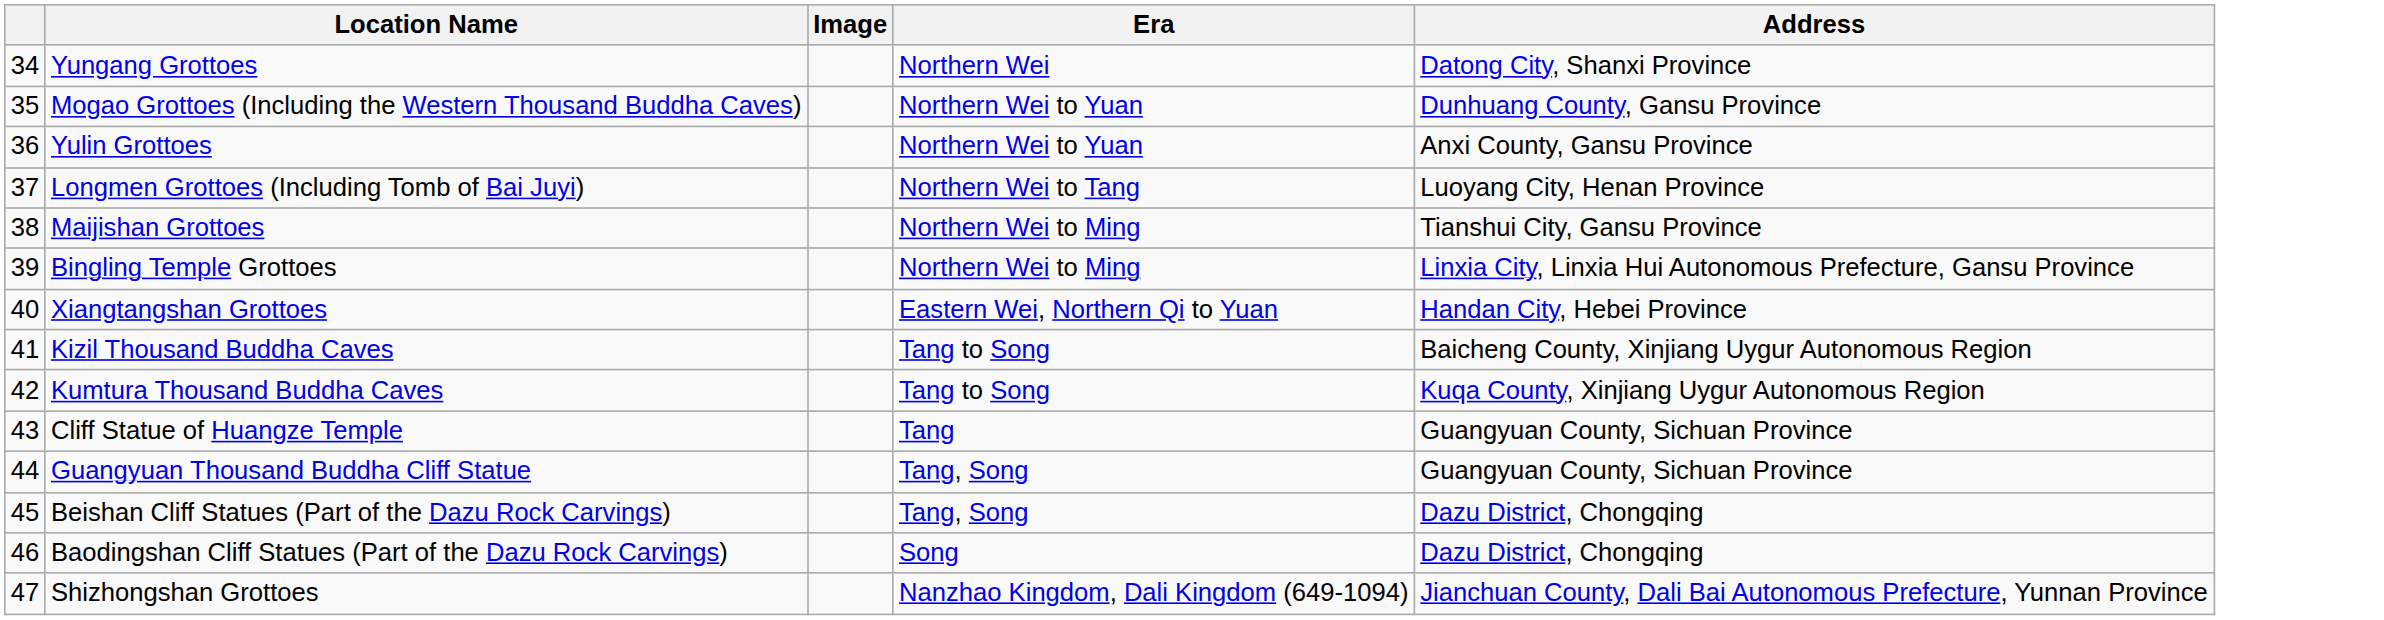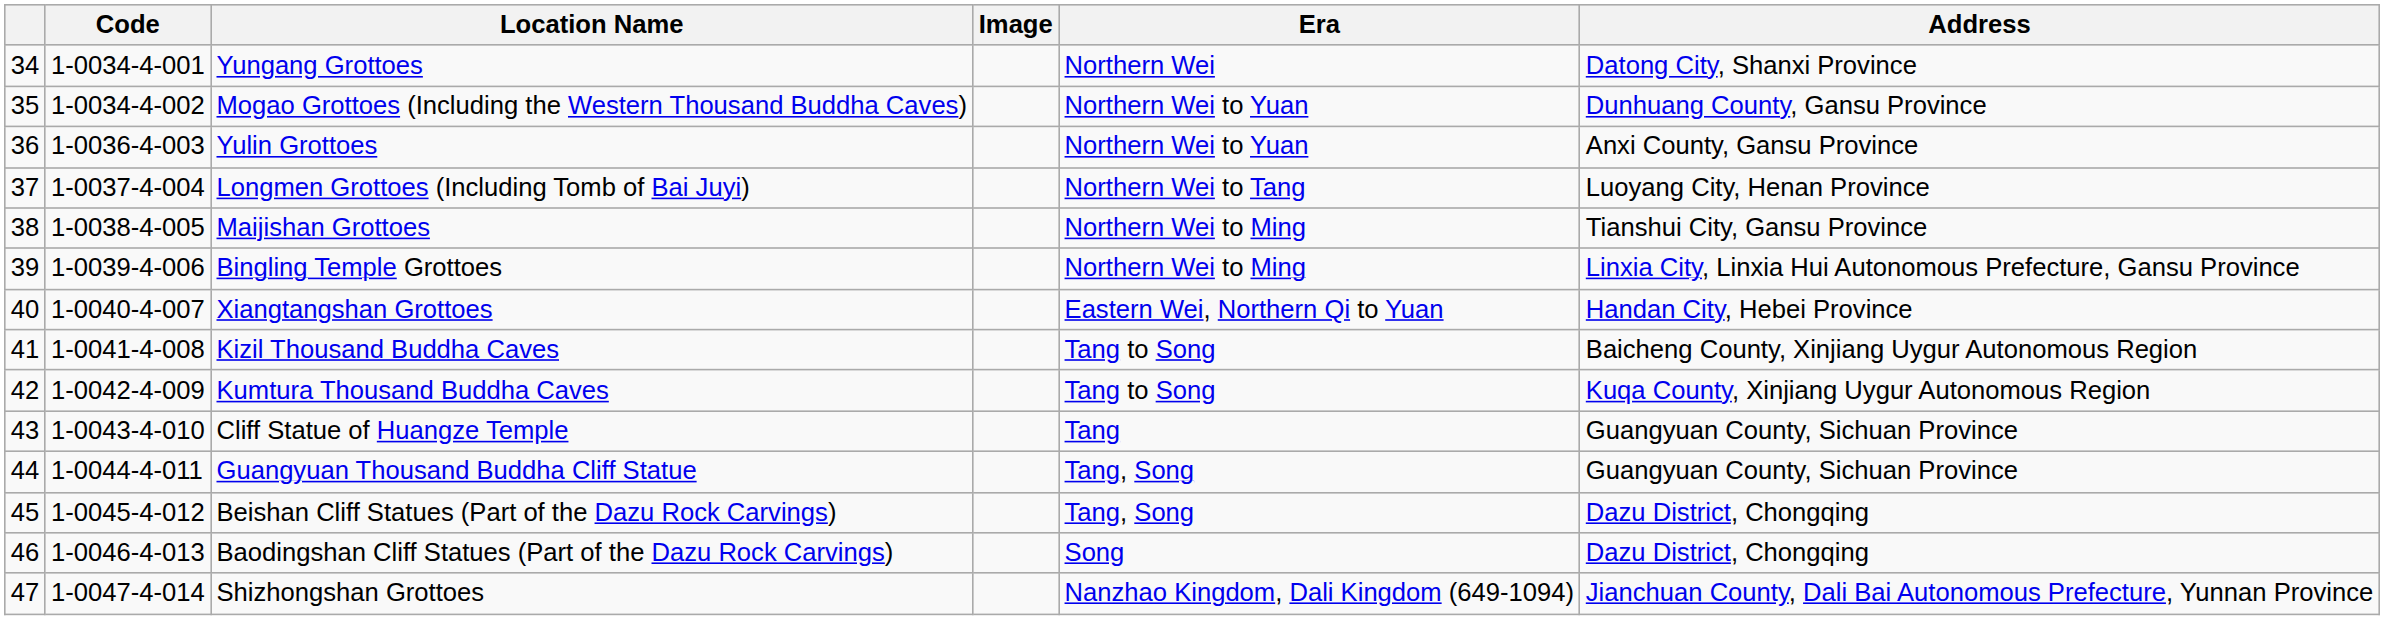+ column: (128, 24)
